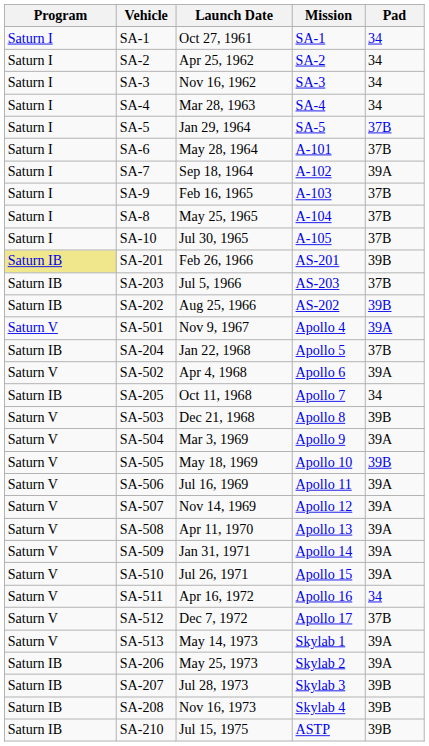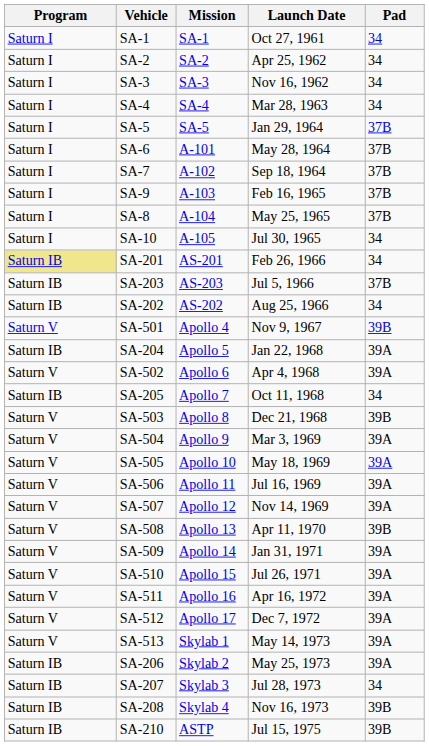columns swapped: (329, 15) <-> (234, 15)
(380, 171) 39A -> (380, 171) 37B
(380, 238) 37B -> (375, 238) 34
(380, 261) 39B -> (375, 261) 34
(380, 305) 39B -> (375, 305) 34
(380, 328) 39A -> (380, 328) 39B
(380, 350) 37B -> (380, 350) 39A
(380, 462) 39B -> (380, 462) 39A
(380, 529) 39A -> (380, 529) 39B
(375, 596) 34 -> (380, 596) 39A
(380, 618) 37B -> (380, 618) 39A
(380, 685) 39B -> (375, 685) 34
